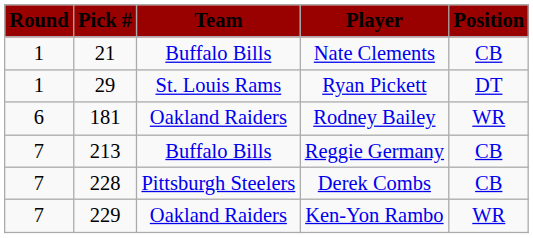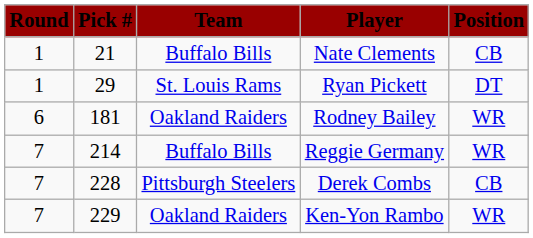(105, 150) 213 -> (105, 150) 214
(489, 150) CB -> (489, 150) WR
